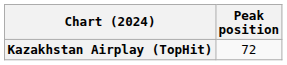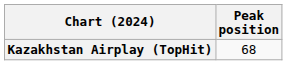(249, 50) 72 -> (249, 50) 68
